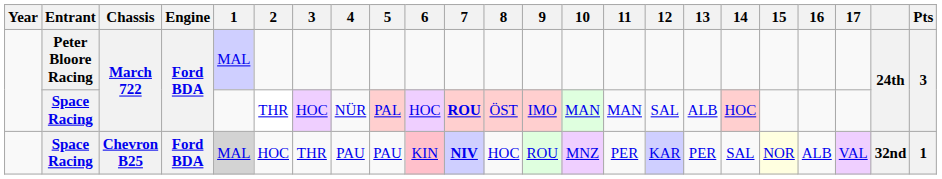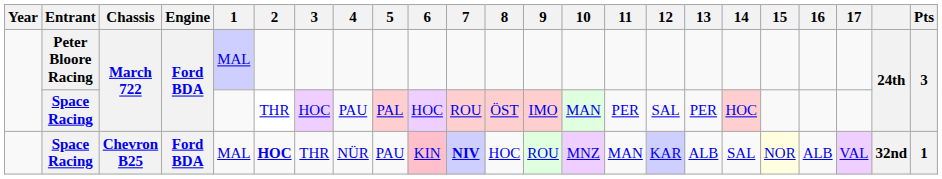(350, 110) NÜR -> (353, 110) PAU
(464, 110) bold -> (466, 110) normal
(624, 110) MAN -> (625, 110) PER
(703, 110) ALB -> (703, 110) PER
(234, 153) lightgrey background -> (234, 153) no background
(273, 153) normal -> (274, 153) bold
(350, 153) PAU -> (353, 153) NÜR
(624, 153) PER -> (625, 153) MAN
(703, 153) PER -> (703, 153) ALB
